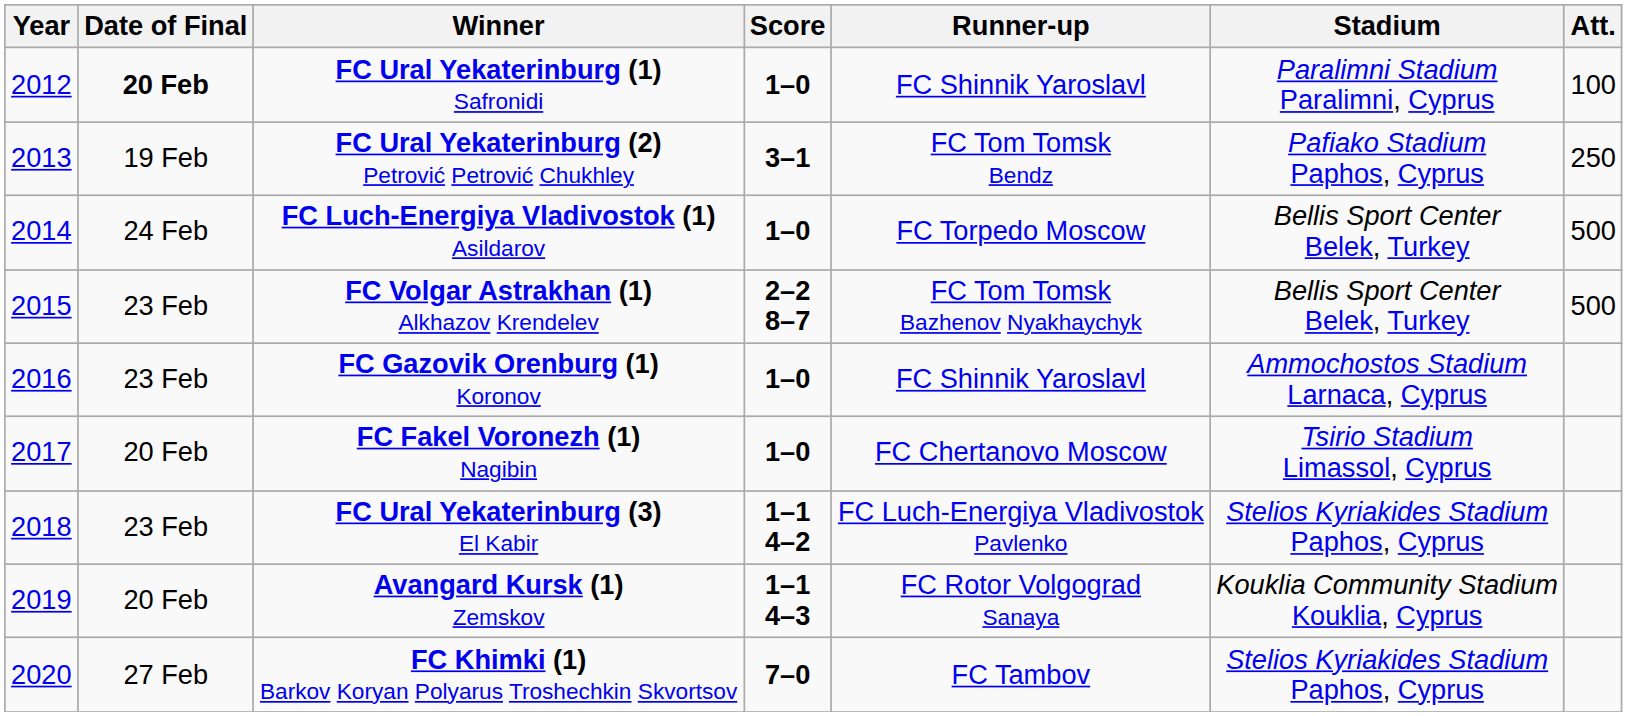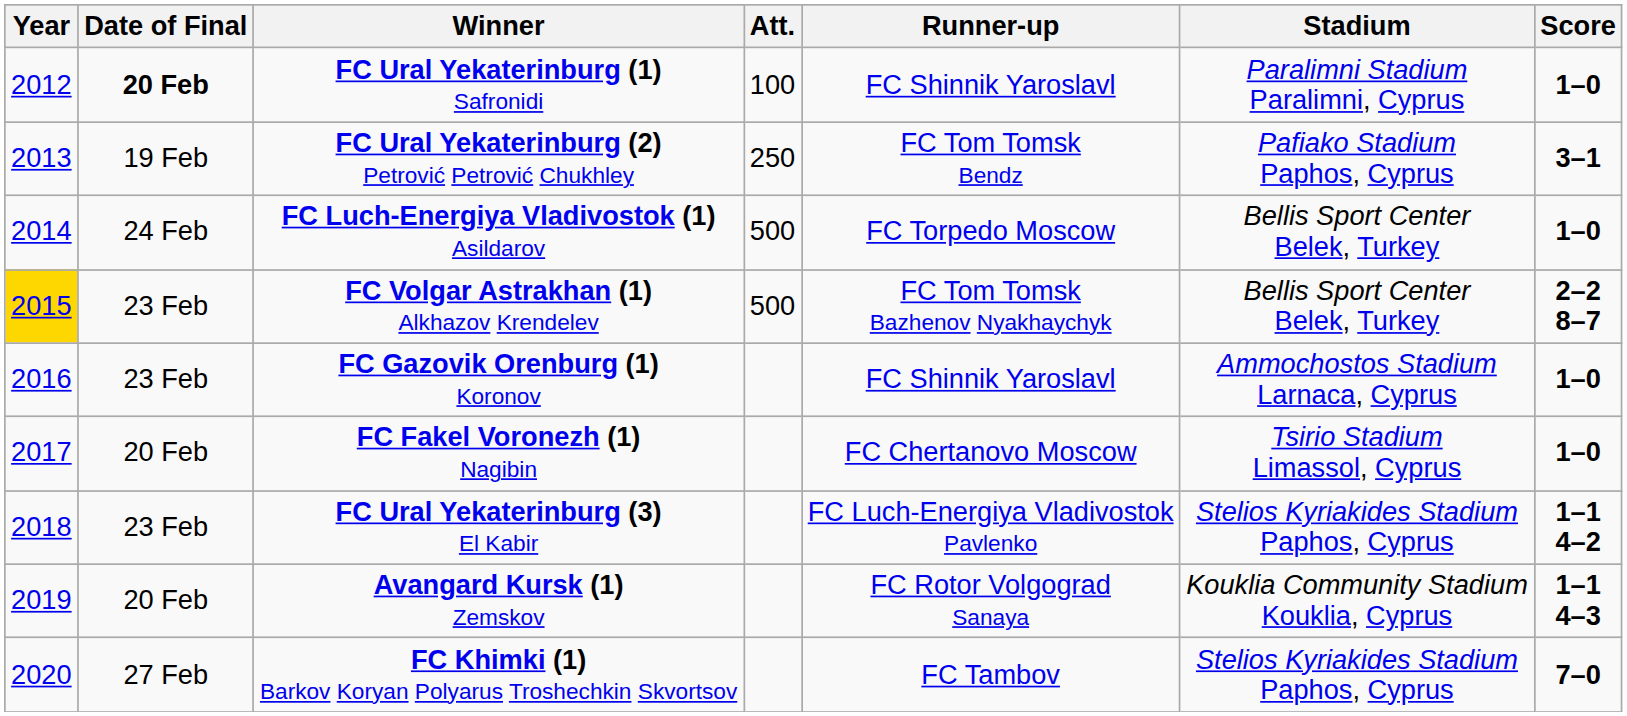columns swapped: (788, 26) <-> (1593, 26)
(41, 305) no background -> (41, 305) gold background
